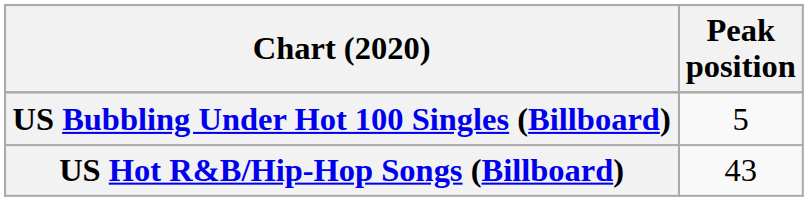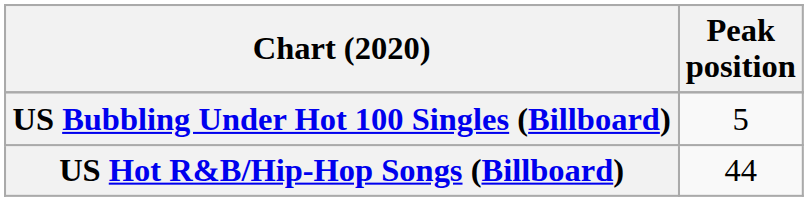(741, 169) 43 -> (741, 169) 44
